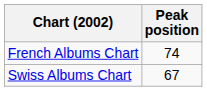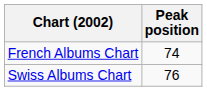(172, 75) 67 -> (172, 75) 76
